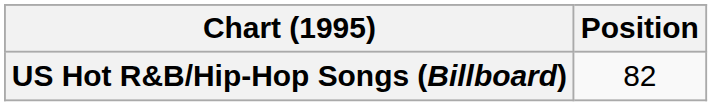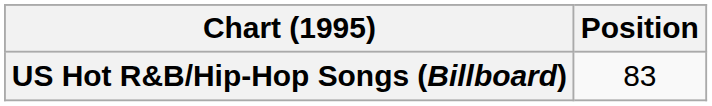(640, 75) 82 -> (640, 75) 83
